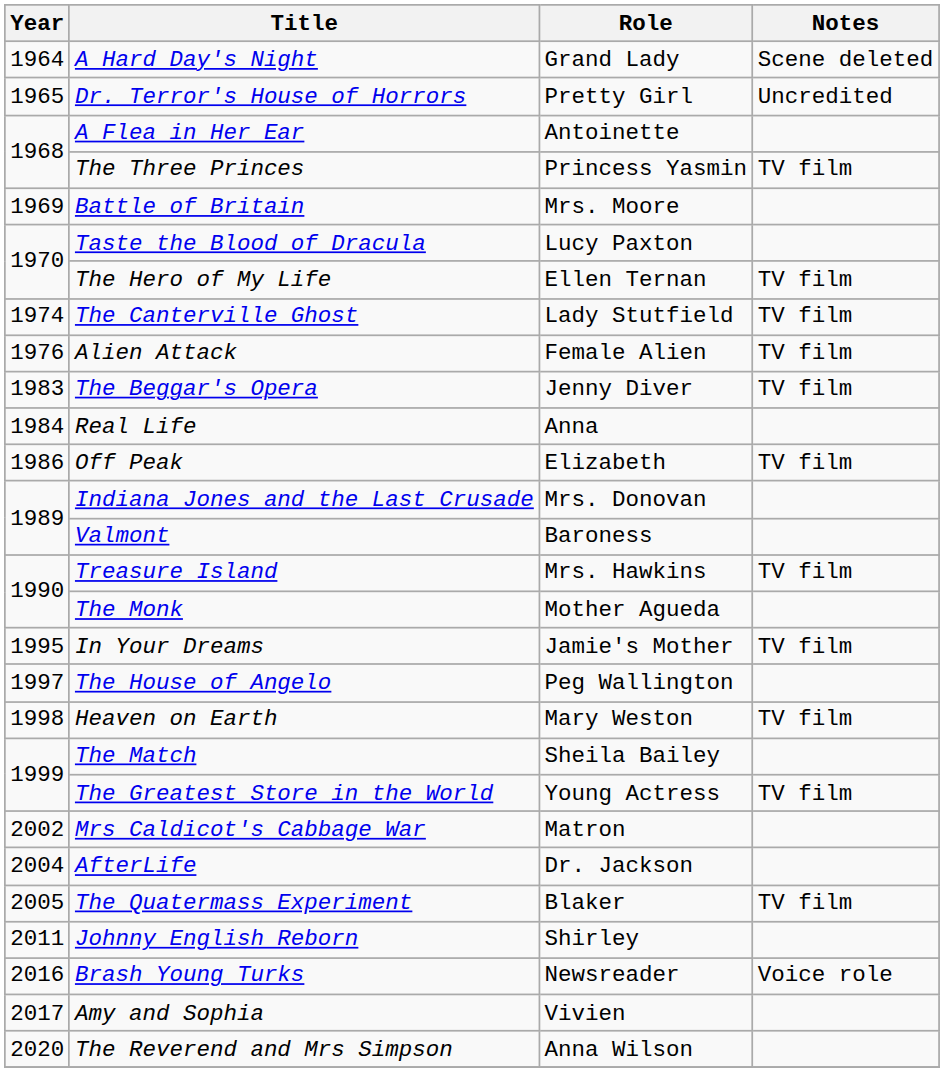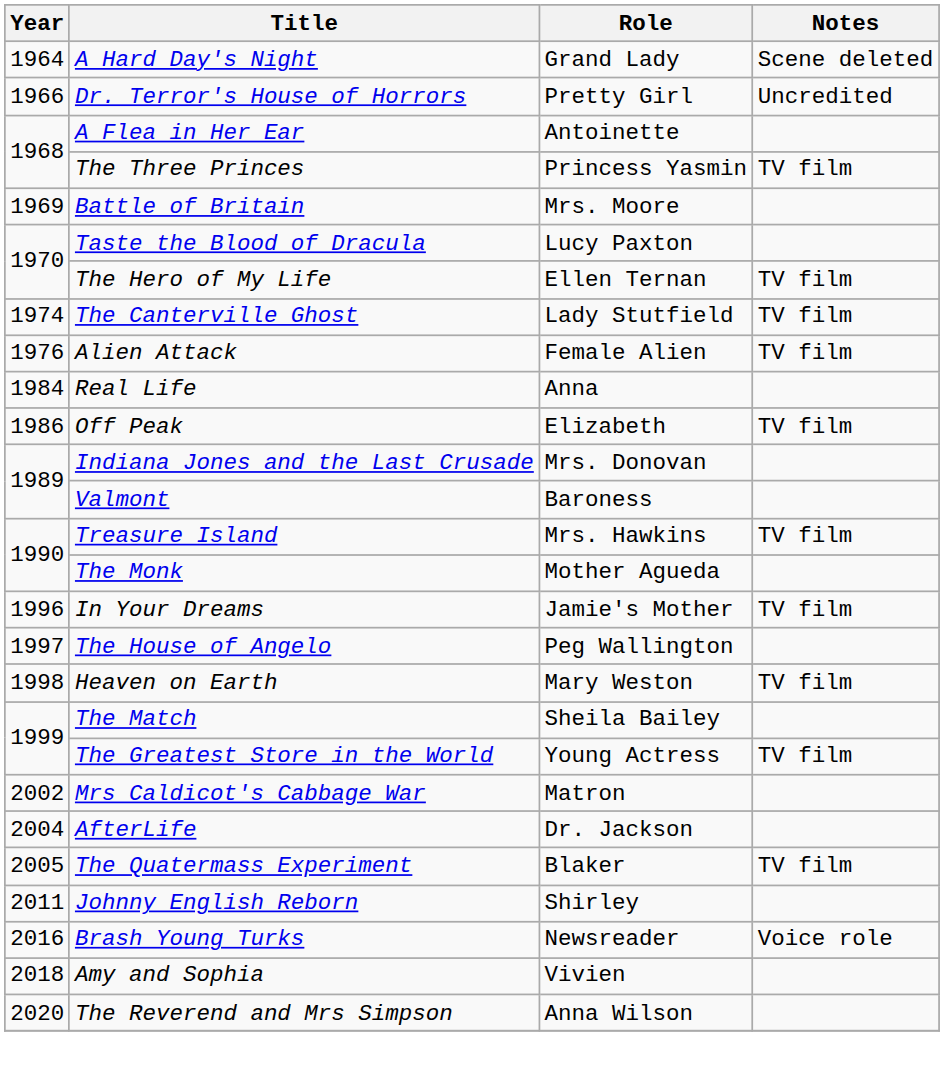(37, 97) 1965 -> (37, 97) 1966
- row: (196, 390)
(37, 646) 1995 -> (37, 610) 1996
(37, 1013) 2017 -> (37, 976) 2018
